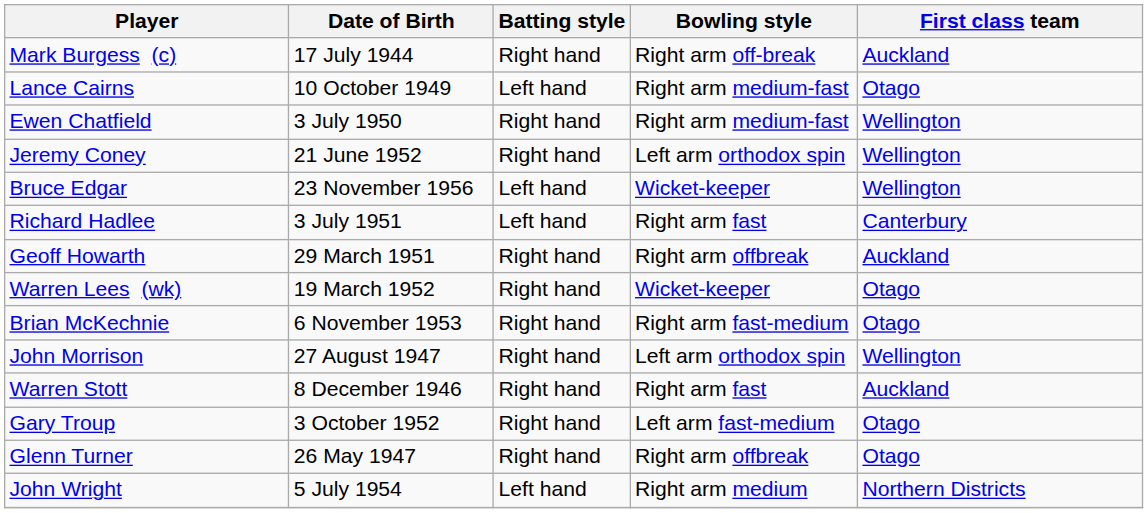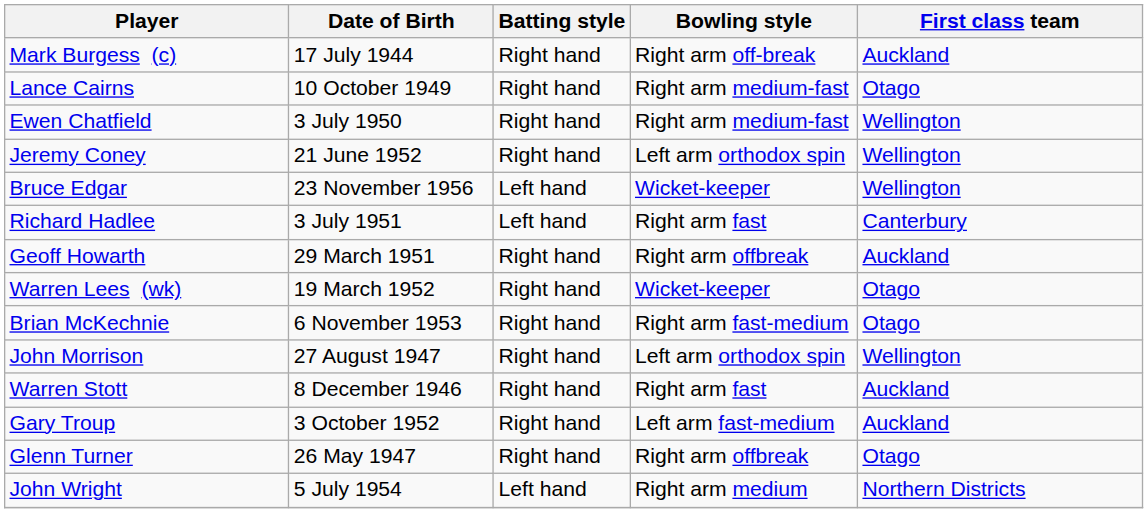(543, 88) Left hand -> (550, 88) Right hand
(891, 423) Otago -> (906, 423) Auckland
